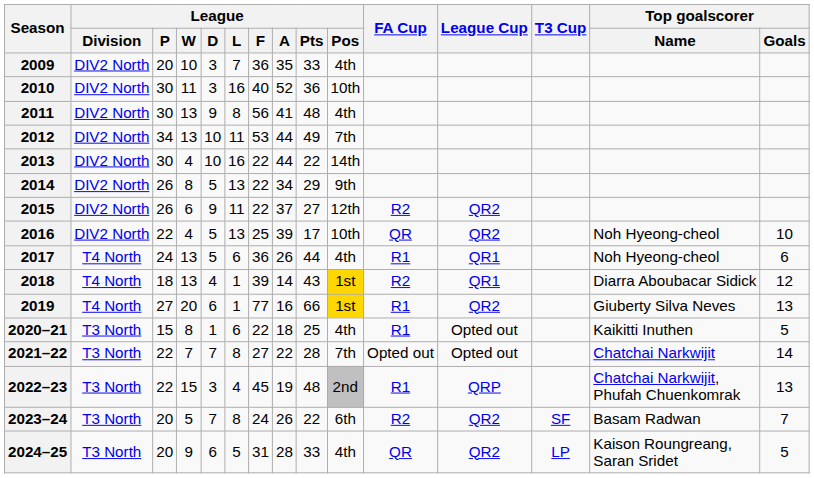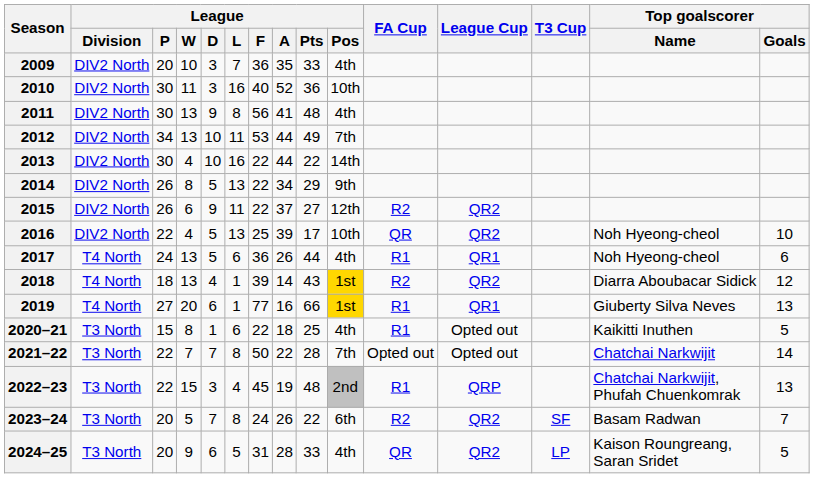(484, 281) QR1 -> (484, 281) QR2
(484, 305) QR2 -> (484, 305) QR1
(260, 354) 27 -> (260, 354) 50
